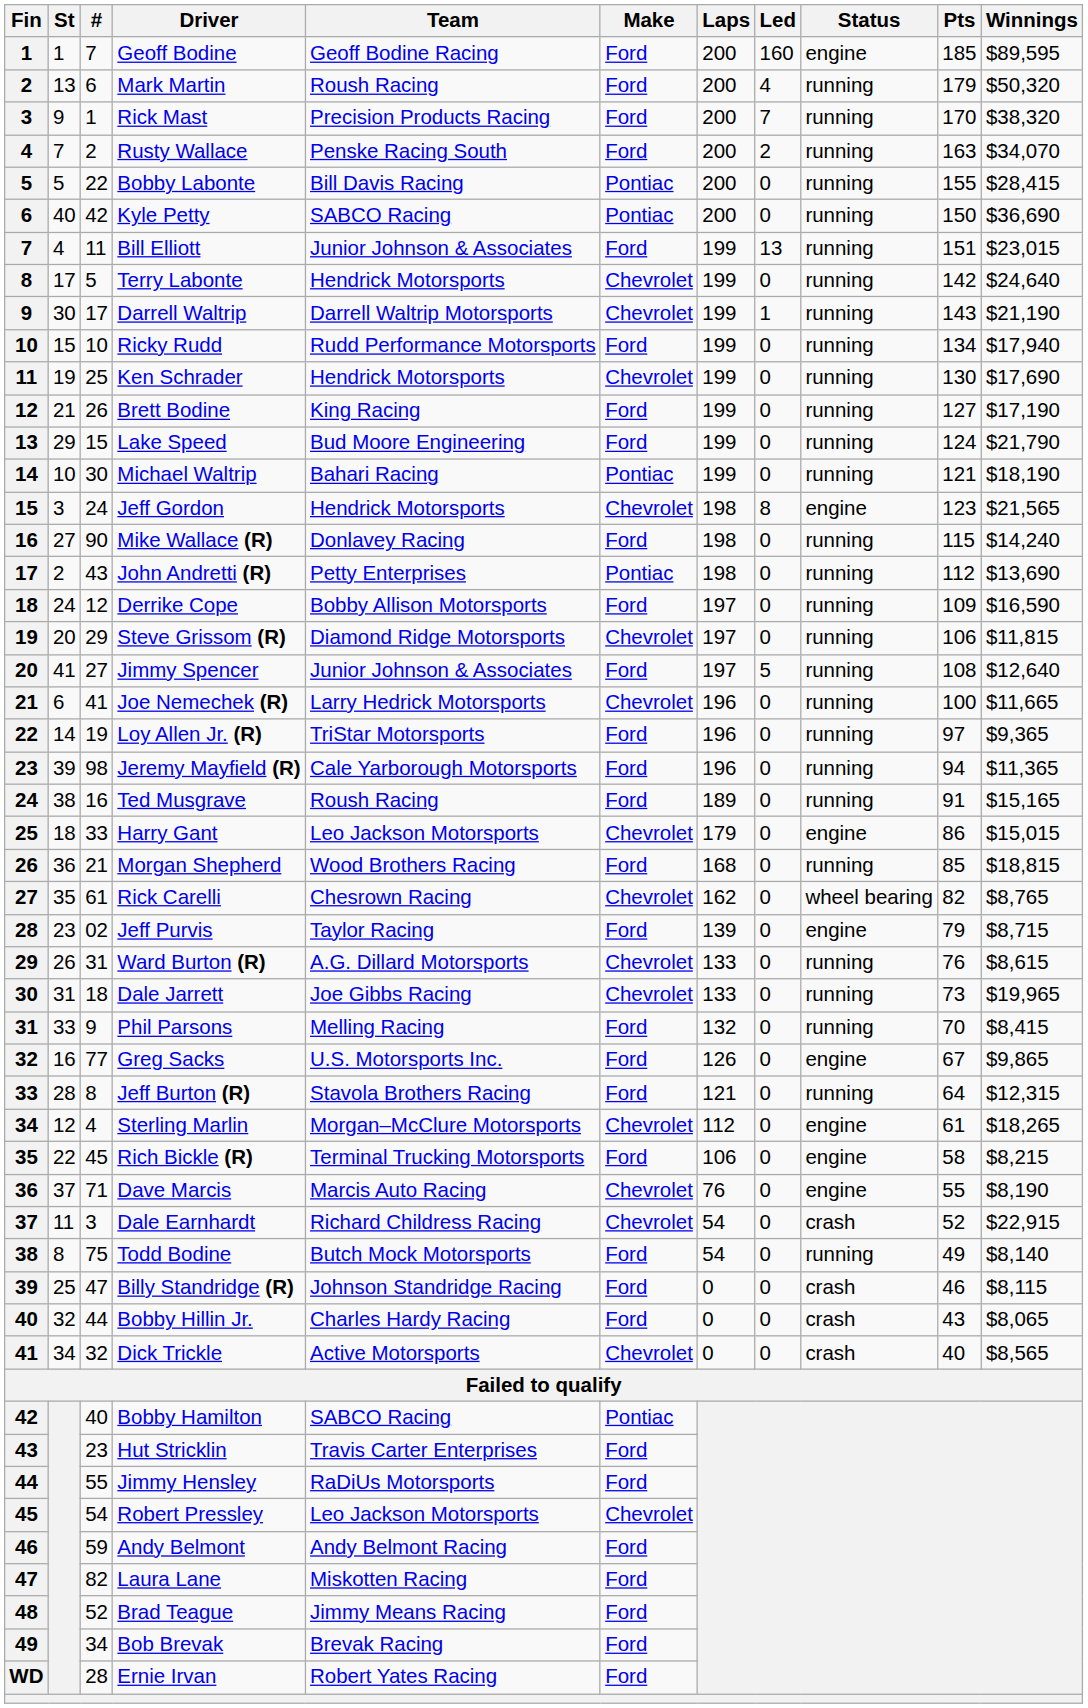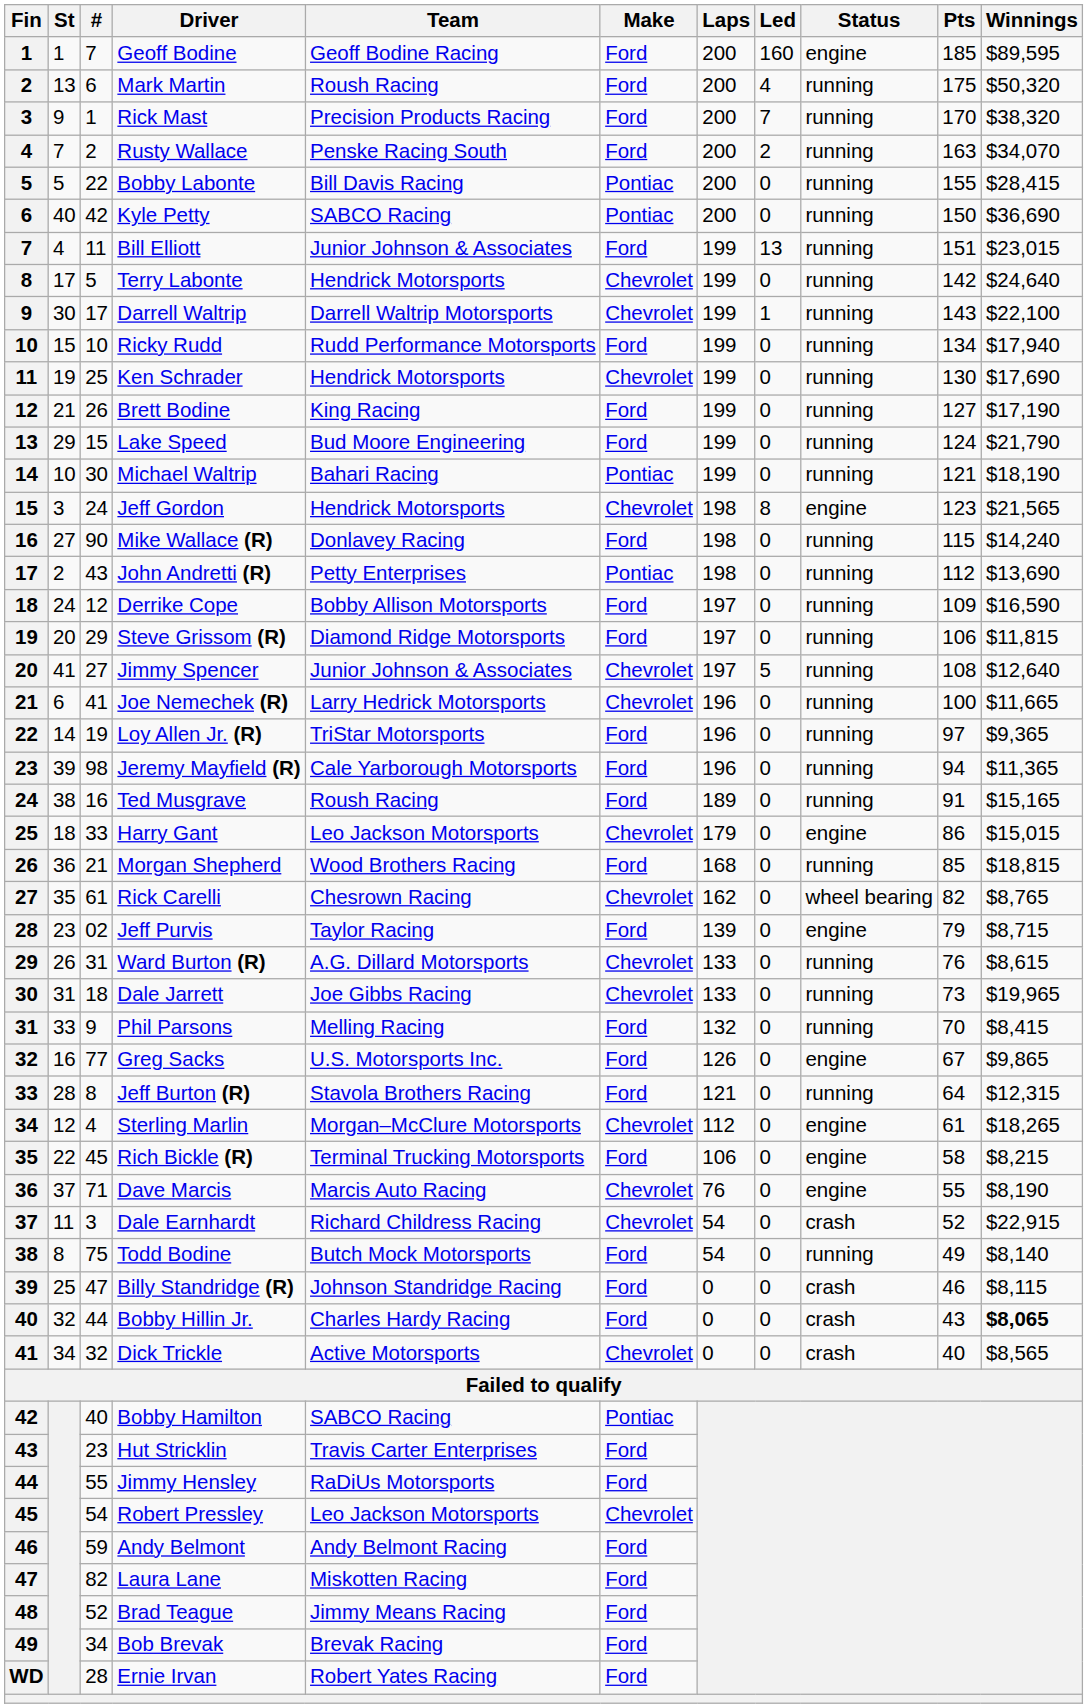(959, 85) 179 -> (959, 85) 175
(1023, 313) $21,190 -> (1023, 313) $22,100
(649, 637) Chevrolet -> (626, 637) Ford
(626, 670) Ford -> (649, 670) Chevrolet
(1017, 1319) normal -> (1017, 1319) bold
